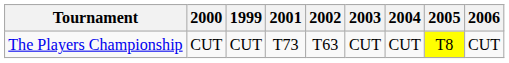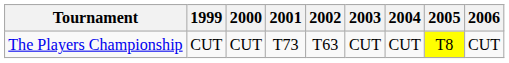columns swapped: (246, 17) <-> (206, 17)
